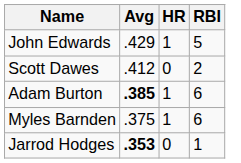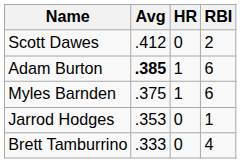- row: (59, 42)
(139, 145) bold -> (151, 119) normal
+ row: (68, 145)
